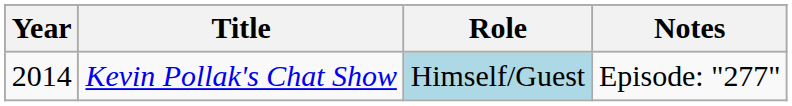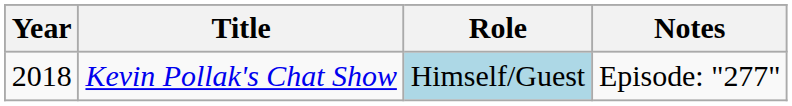(42, 75) 2014 -> (42, 75) 2018
